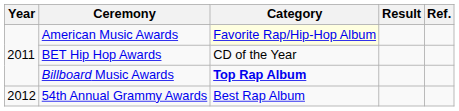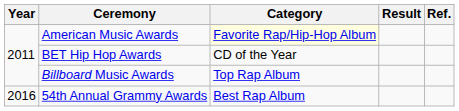(260, 75) bold -> (257, 75) normal
(22, 95) 2012 -> (22, 95) 2016
